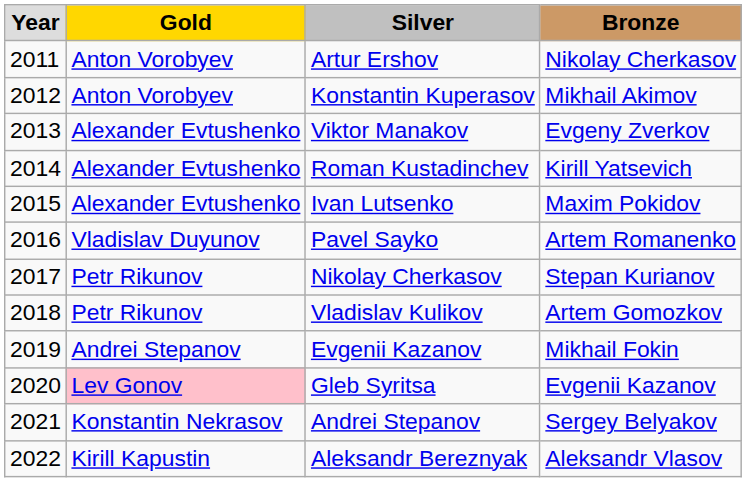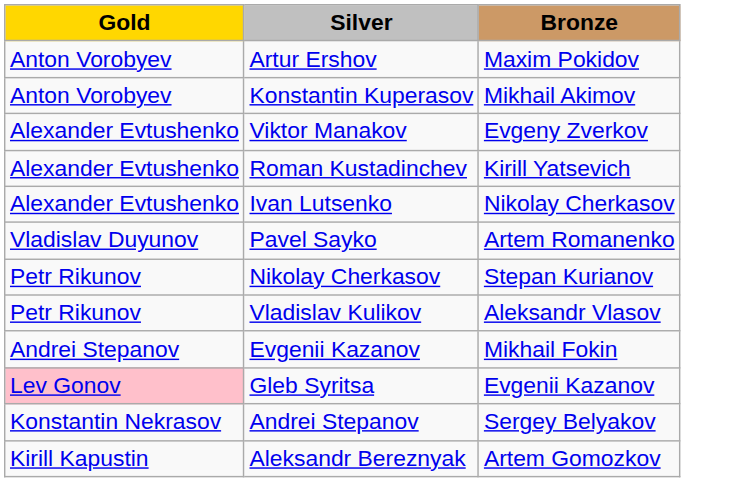- column: (35, 22)
(641, 58) Nikolay Cherkasov -> (561, 58) Maxim Pokidov
(623, 204) Maxim Pokidov -> (579, 204) Nikolay Cherkasov
(634, 312) Artem Gomozkov -> (572, 312) Aleksandr Vlasov
(634, 458) Aleksandr Vlasov -> (572, 458) Artem Gomozkov
